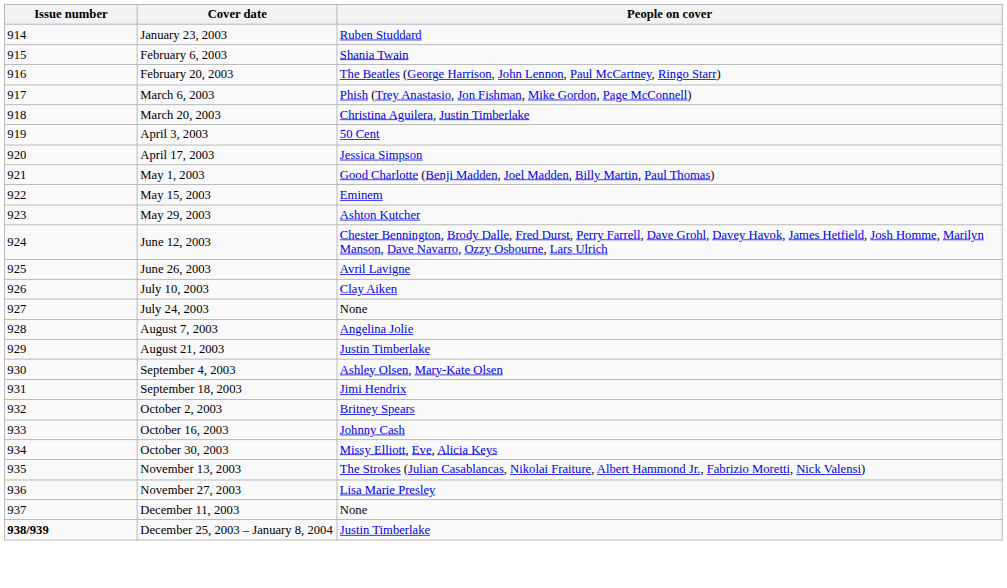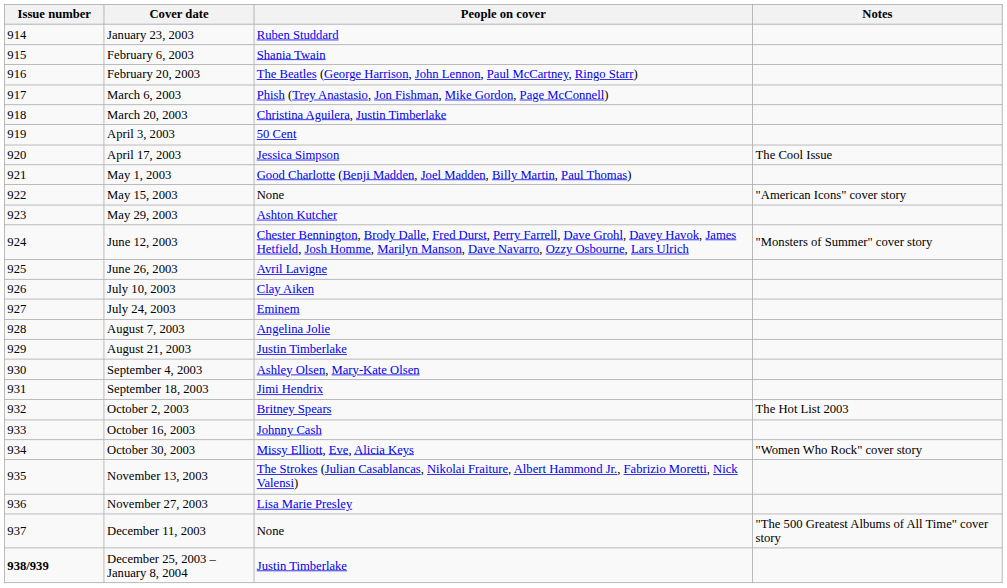+ column: (877, 14)
(361, 194) Eminem -> (270, 194) None
(354, 309) None -> (278, 309) Eminem
